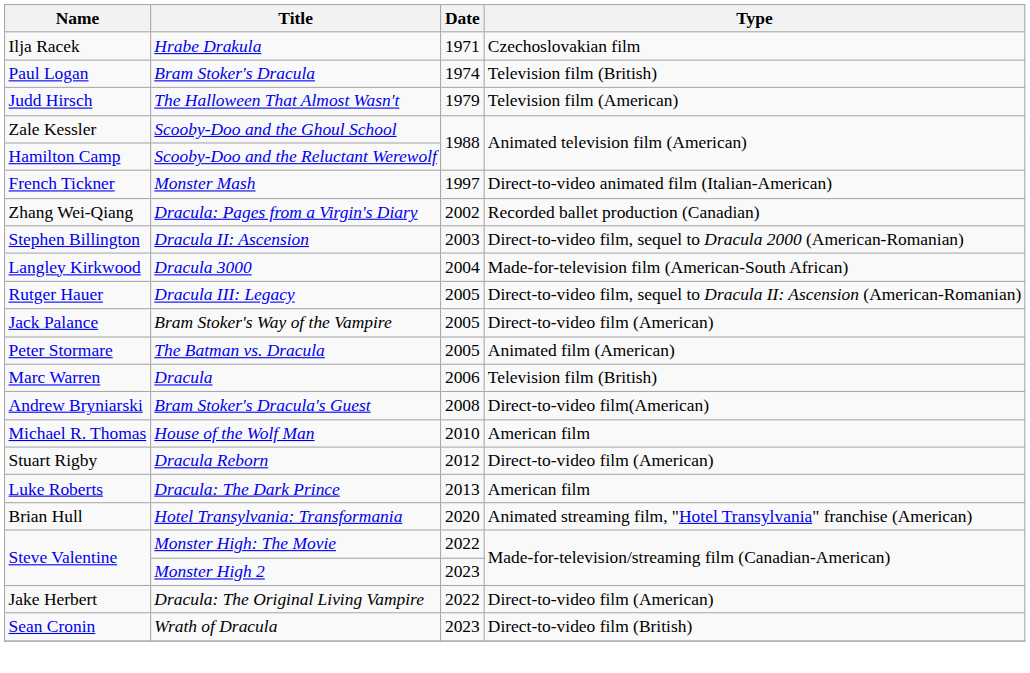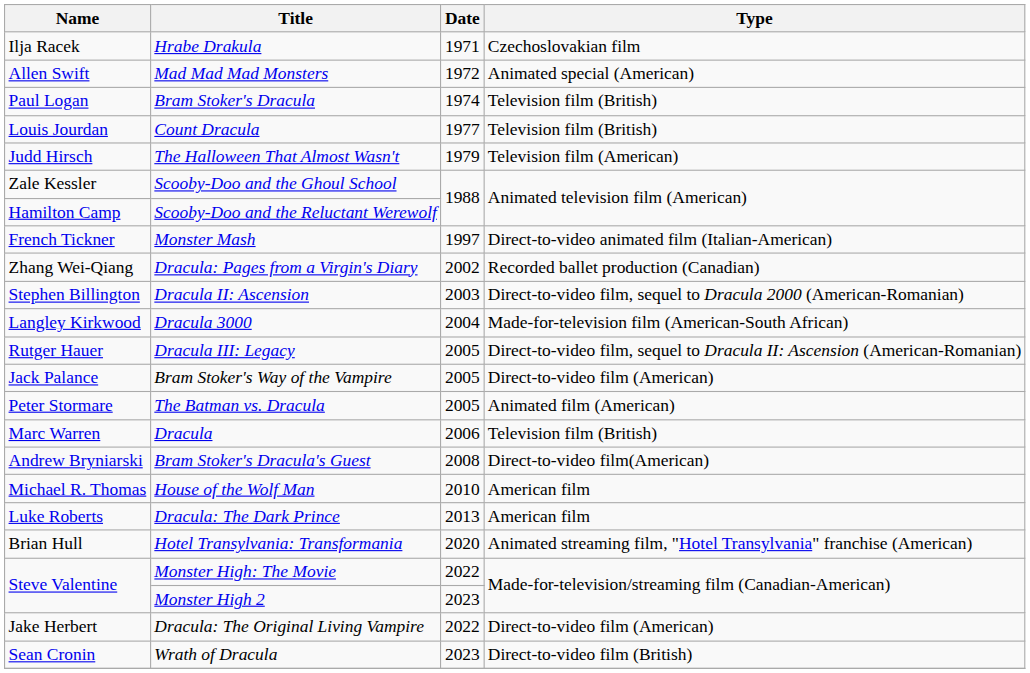+ row: (241, 73)
+ row: (207, 128)
- row: (211, 460)
